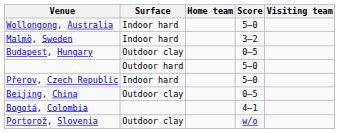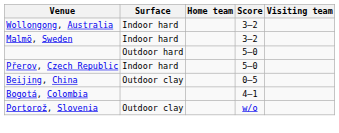(250, 25) 5–0 -> (250, 25) 3–2
- row: (50, 53)
